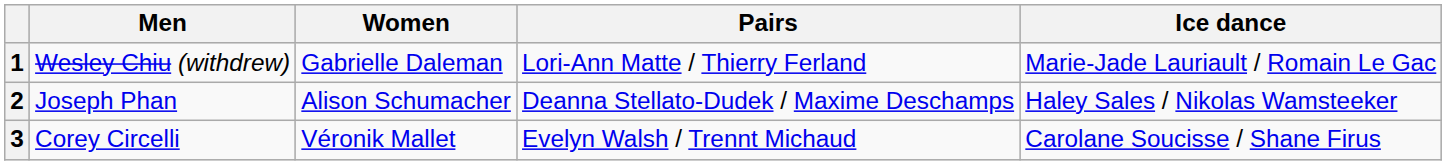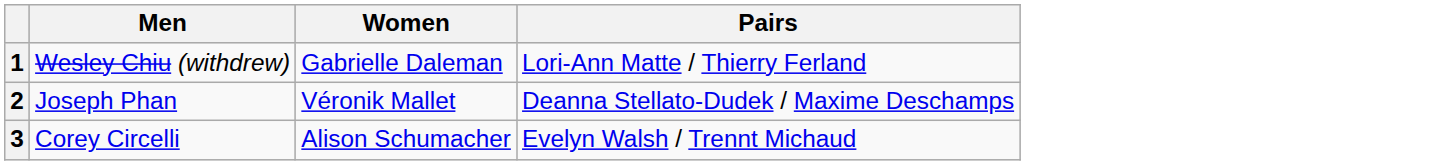- column: (1231, 23)
(406, 100) Alison Schumacher -> (378, 100) Véronik Mallet
(378, 139) Véronik Mallet -> (406, 139) Alison Schumacher
